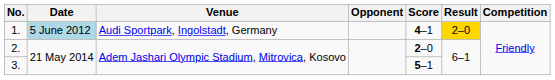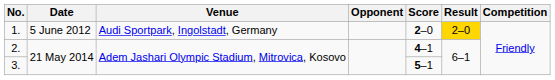(60, 30) lightblue background -> (60, 30) no background
(424, 30) 4–1 -> (424, 30) 2–0
(424, 48) 2–0 -> (424, 48) 4–1
